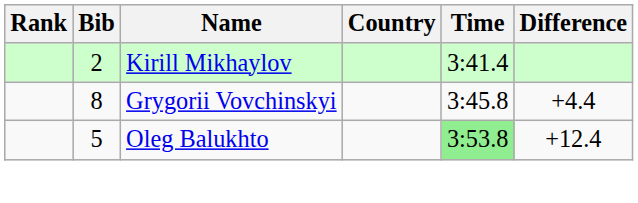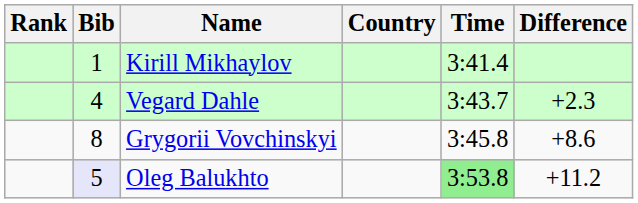(97, 62) 2 -> (97, 62) 1
+ row: (193, 100)
(573, 100) +4.4 -> (573, 139) +8.6
(97, 139) no background -> (97, 178) lavender background
(573, 139) +12.4 -> (573, 178) +11.2
